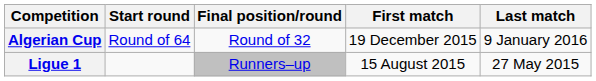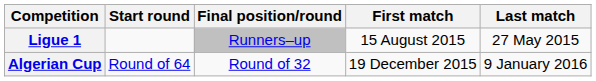rows swapped: (55, 64) <-> (55, 40)
